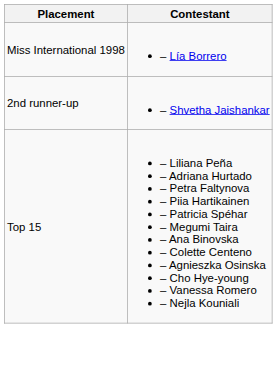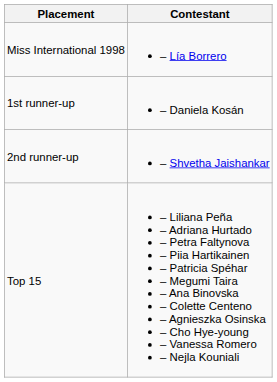+ row: (41, 103)
